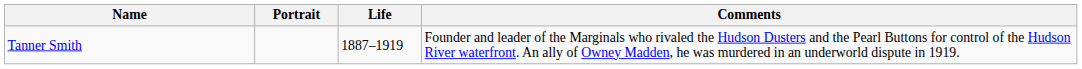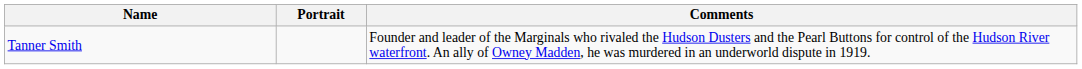- column: (380, 15)
